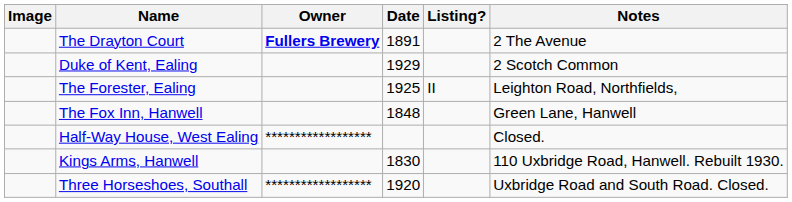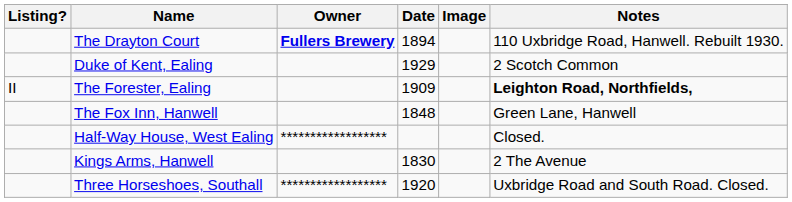columns swapped: (30, 16) <-> (457, 16)
(403, 40) 1891 -> (418, 40) 1894
(540, 40) 2 The Avenue -> (638, 40) 110 Uxbridge Road, Hanwell. Rebuilt 1930.
(403, 88) 1925 -> (418, 88) 1909
(585, 88) normal -> (593, 88) bold
(638, 161) 110 Uxbridge Road, Hanwell. Rebuilt 1930. -> (540, 161) 2 The Avenue
